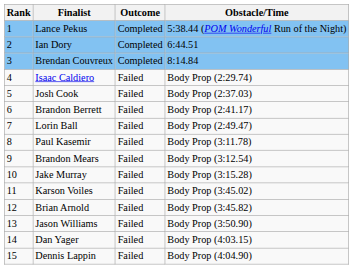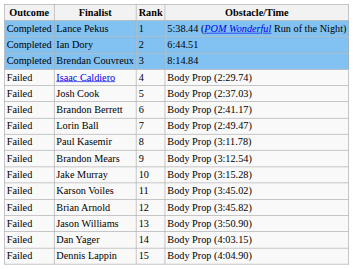columns swapped: (19, 12) <-> (140, 12)
